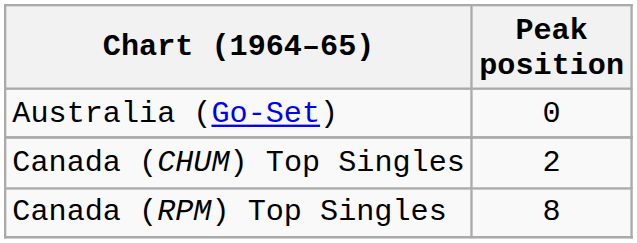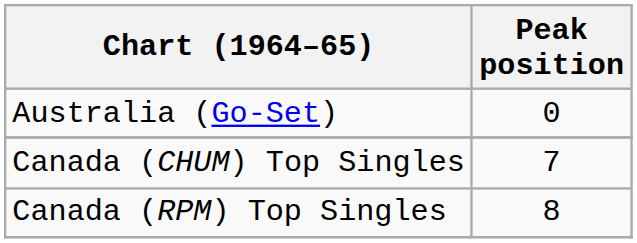(552, 163) 2 -> (552, 163) 7
